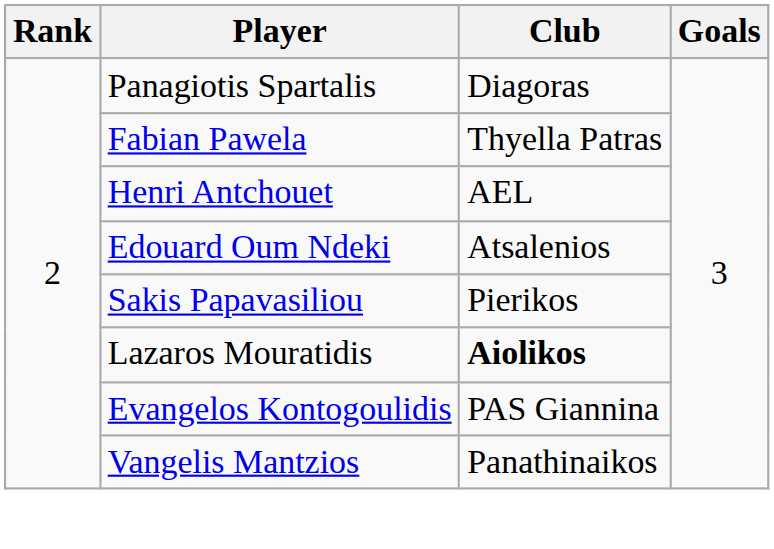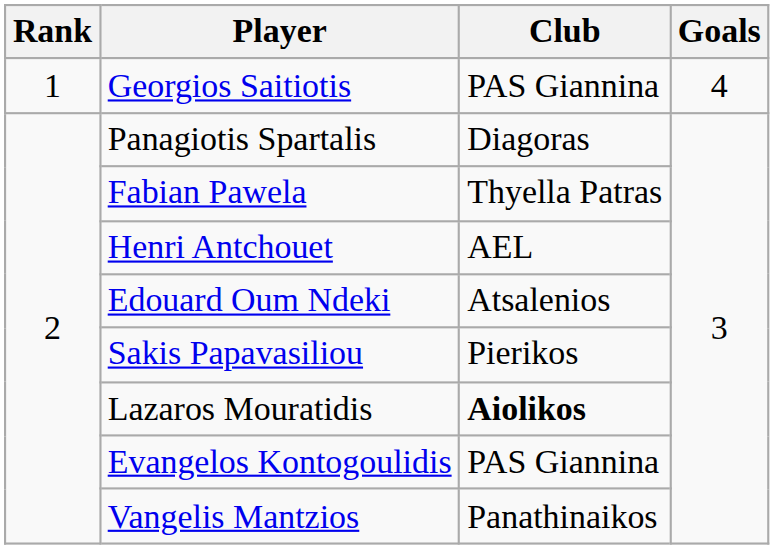+ row: (229, 85)
